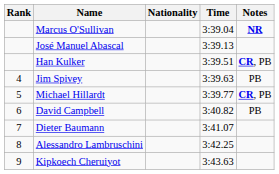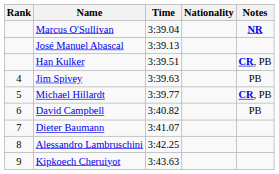columns swapped: (173, 12) <-> (218, 12)
